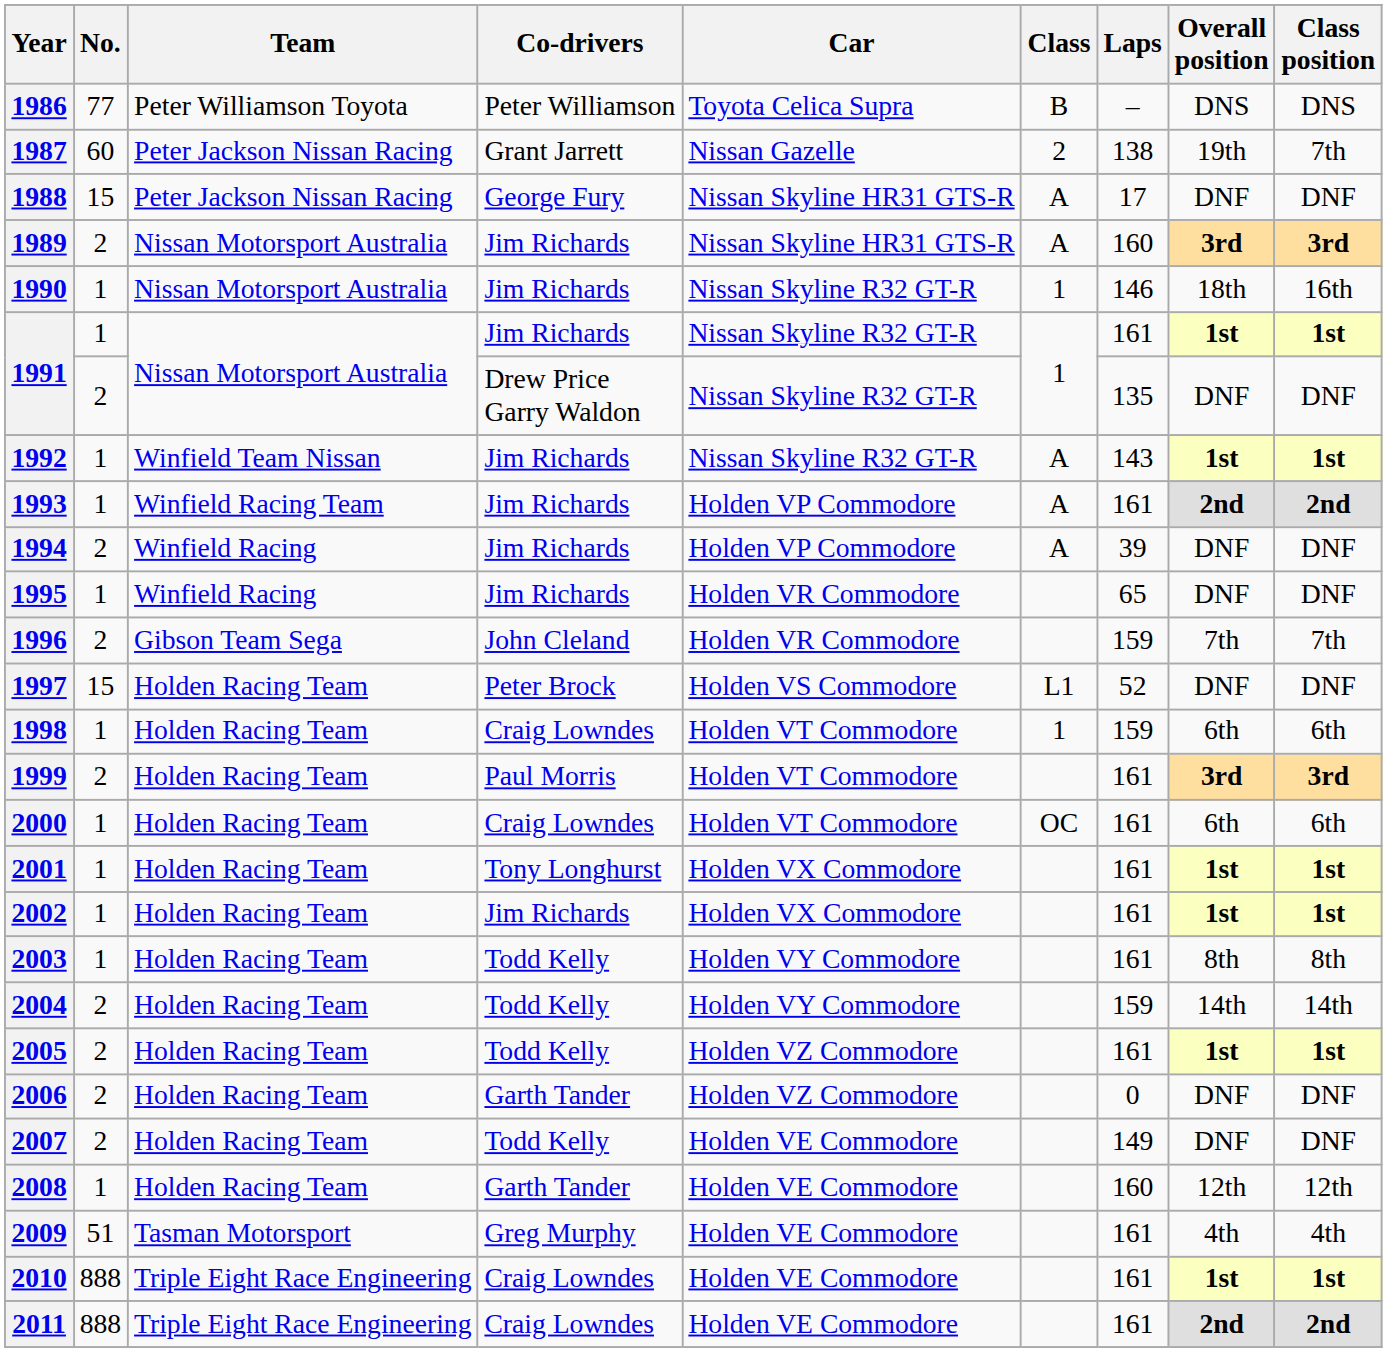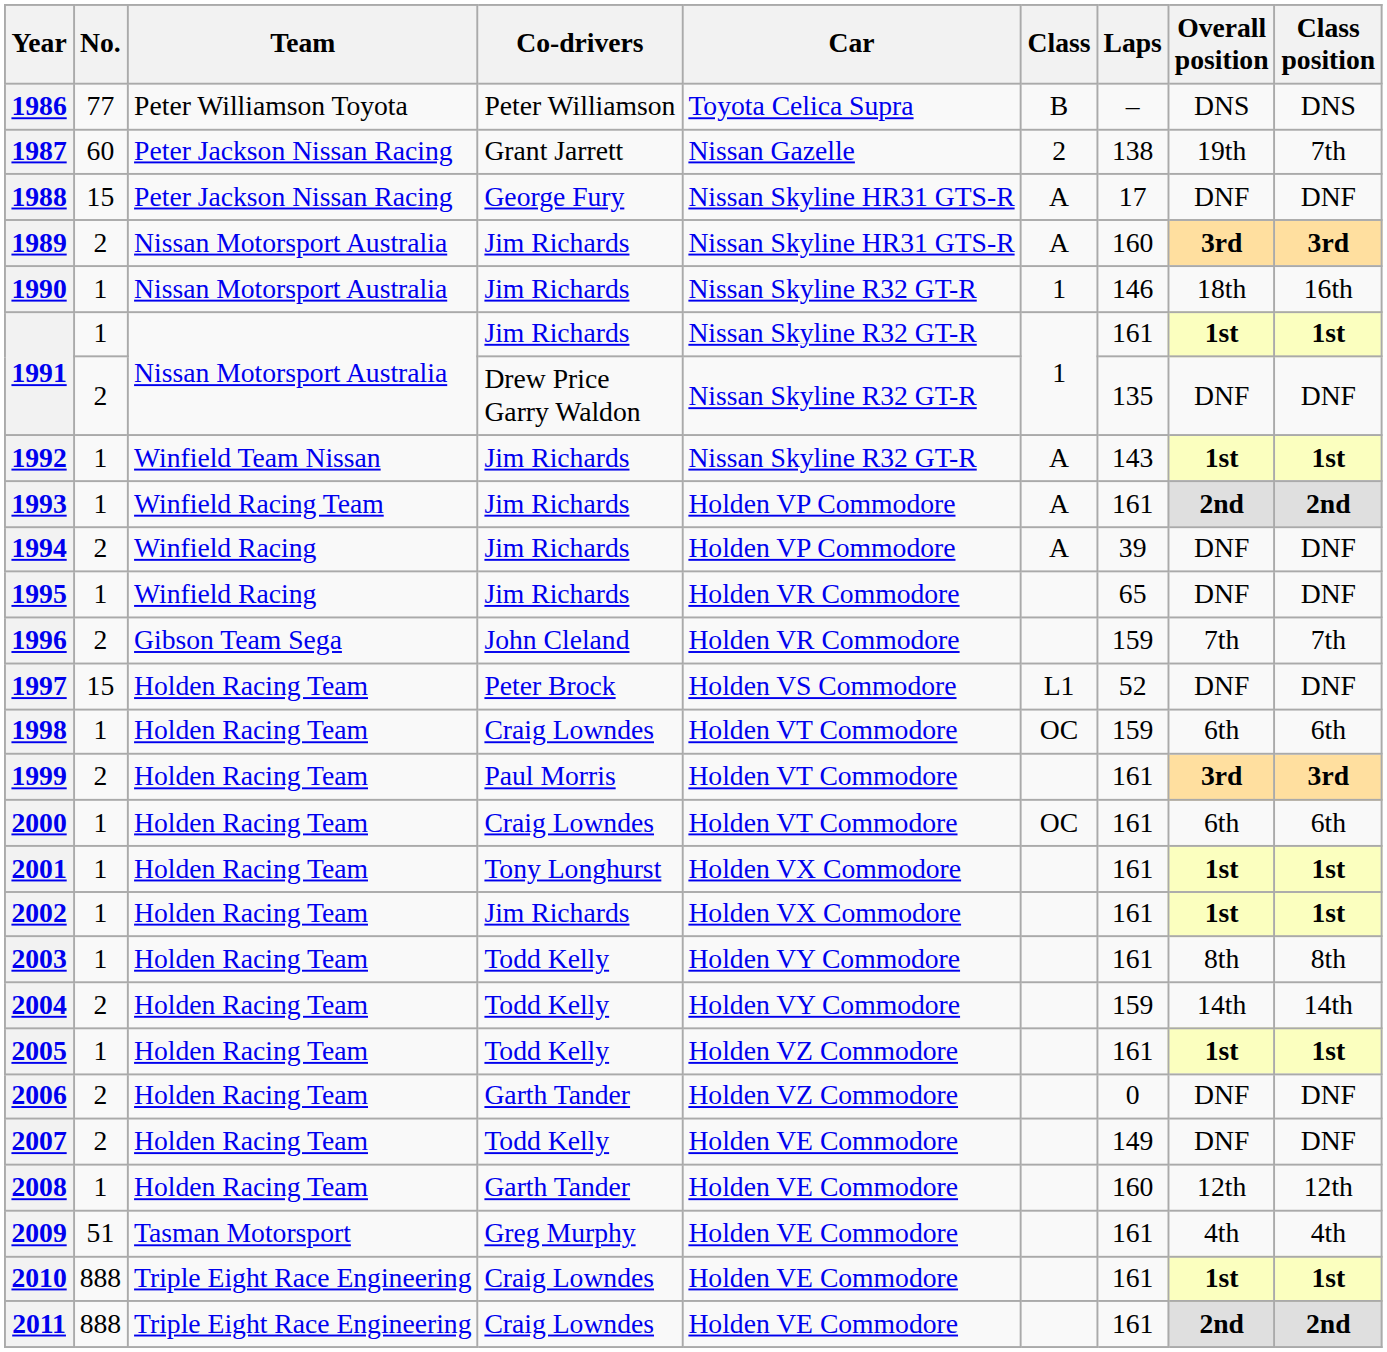(1059, 731) 1 -> (1059, 731) OC
(100, 1050) 2 -> (100, 1050) 1
